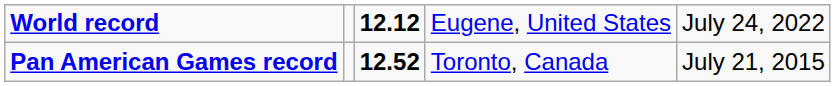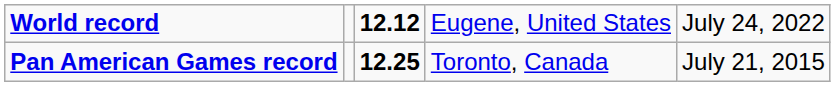(390, 61) 12.52 -> (390, 61) 12.25
